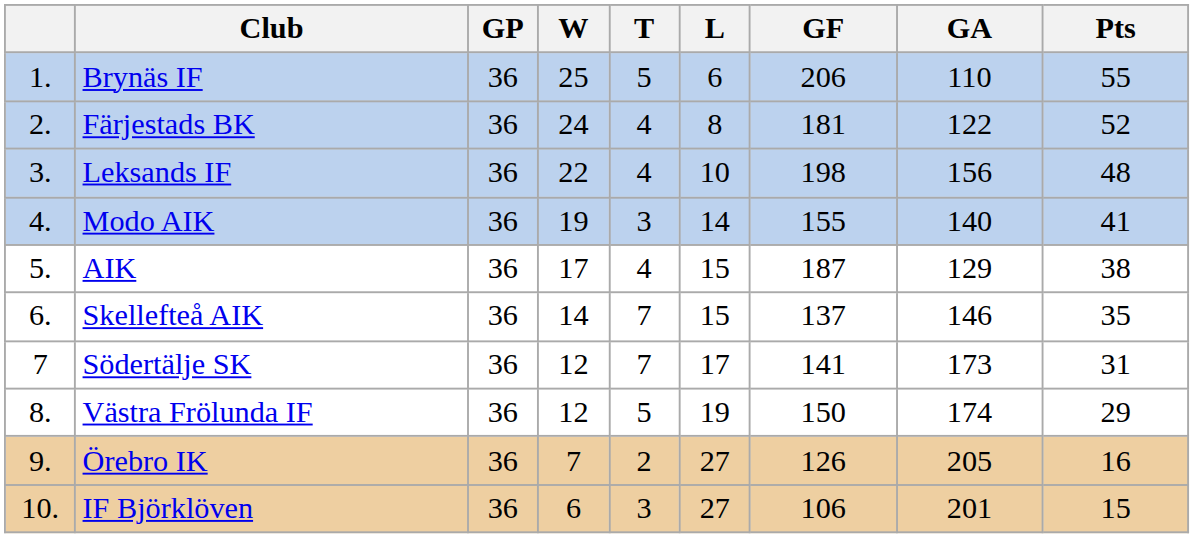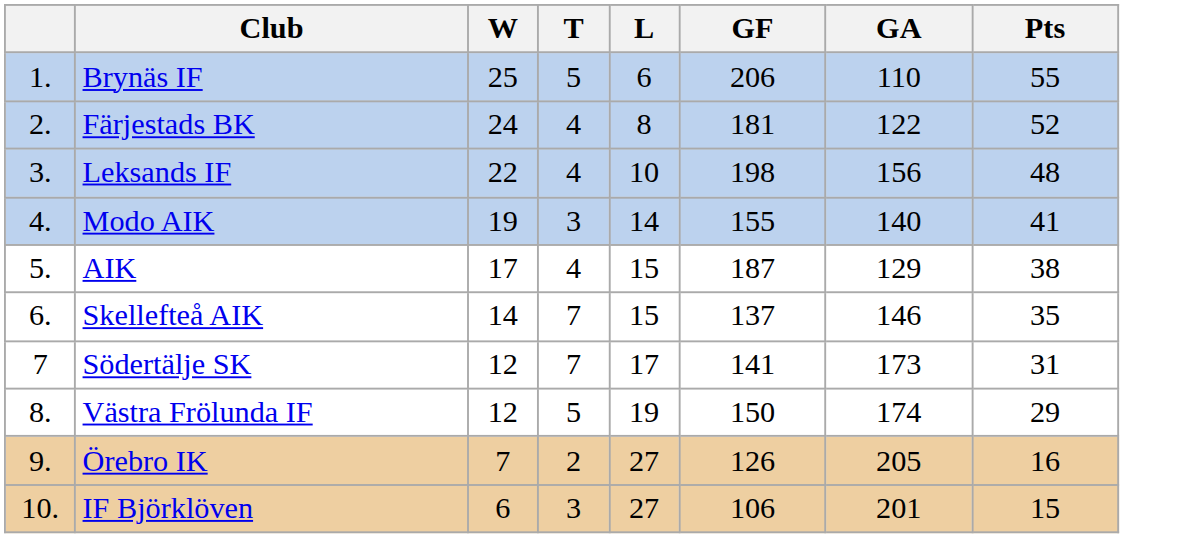- column: (503, 28)
